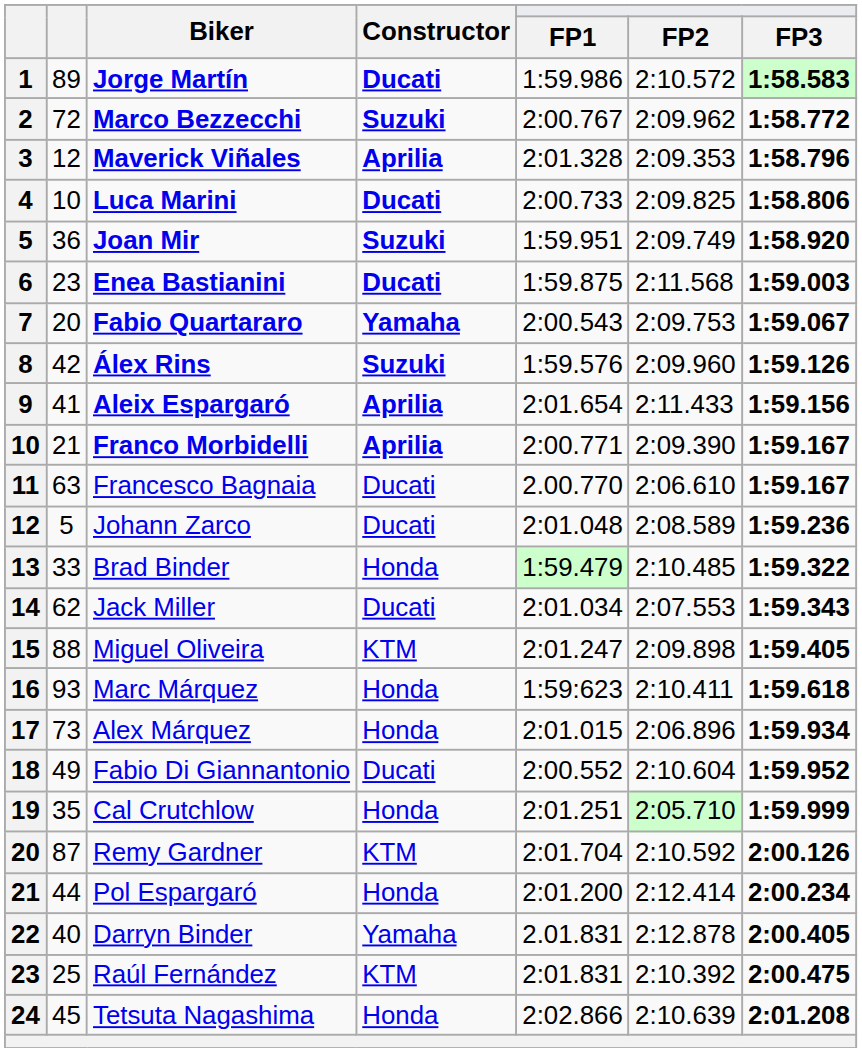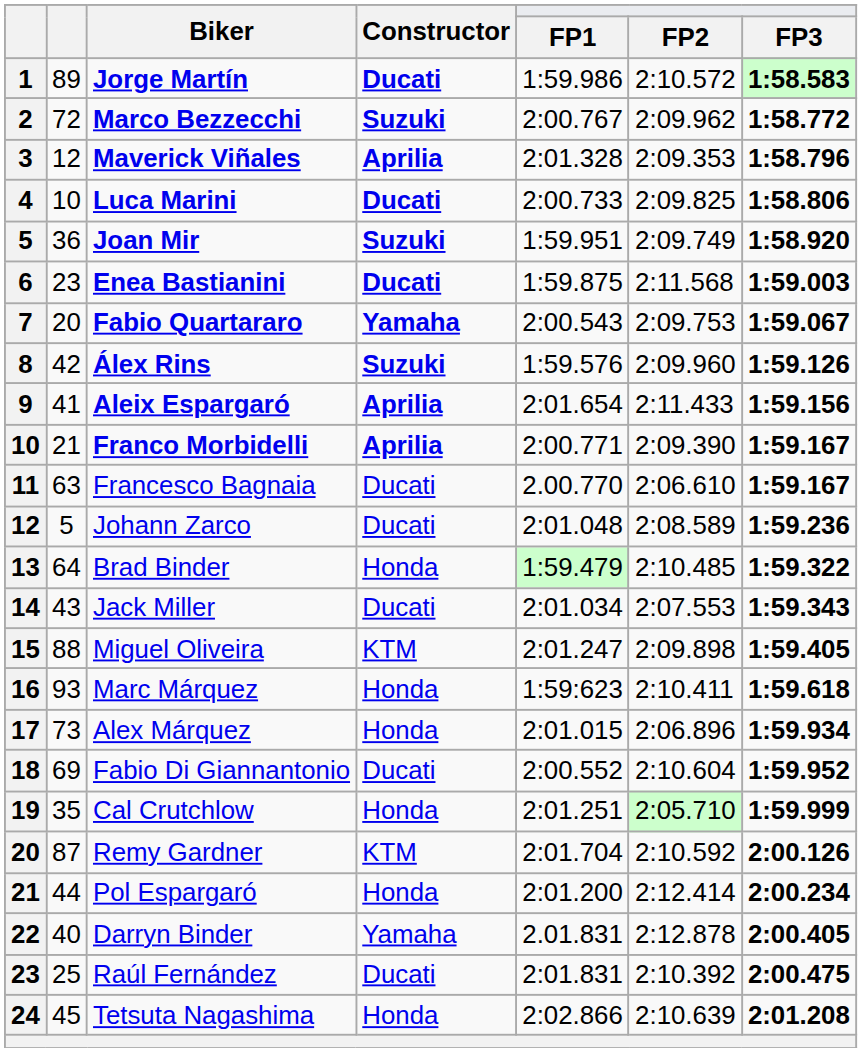(66, 567) 33 -> (66, 567) 64
(66, 607) 62 -> (66, 607) 43
(66, 770) 49 -> (66, 770) 69
(390, 974) KTM -> (399, 974) Ducati
